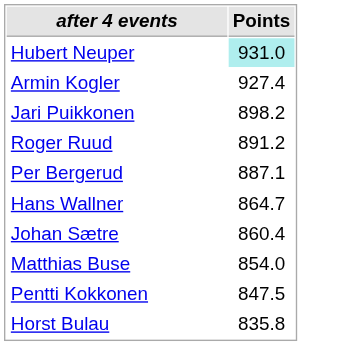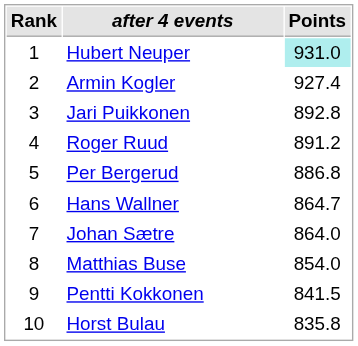+ column: (34, 21)
(262, 113) 898.2 -> (317, 113) 892.8
(262, 173) 887.1 -> (317, 173) 886.8
(262, 233) 860.4 -> (317, 233) 864.0
(262, 294) 847.5 -> (317, 294) 841.5
